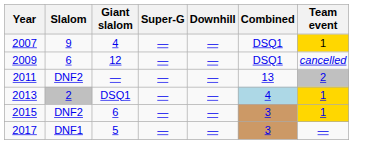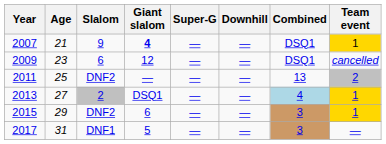+ column: (61, 19)
(115, 43) normal -> (147, 43) bold
